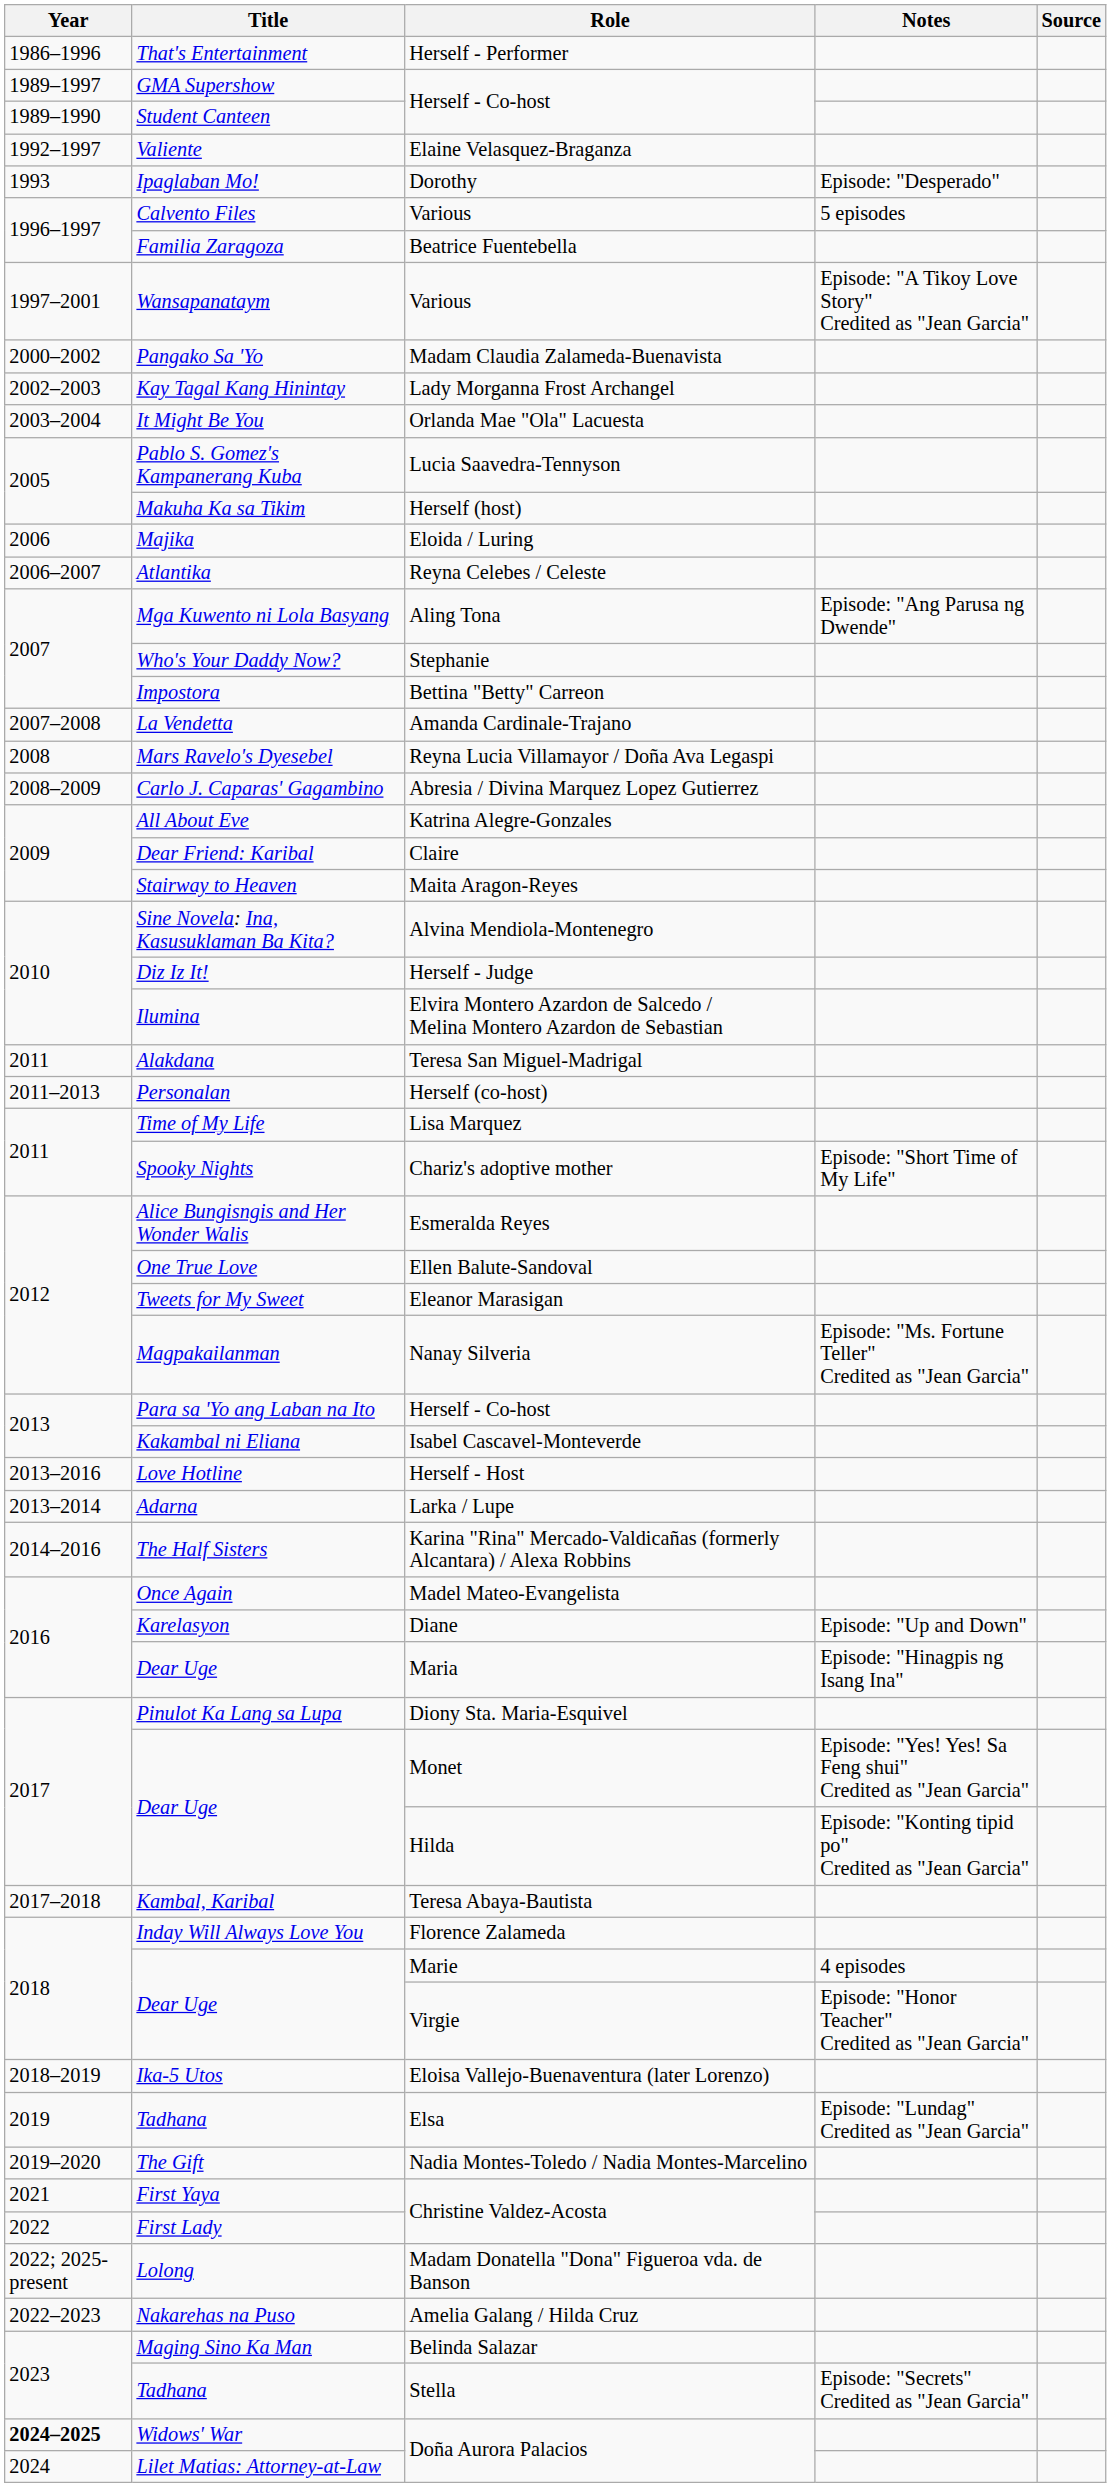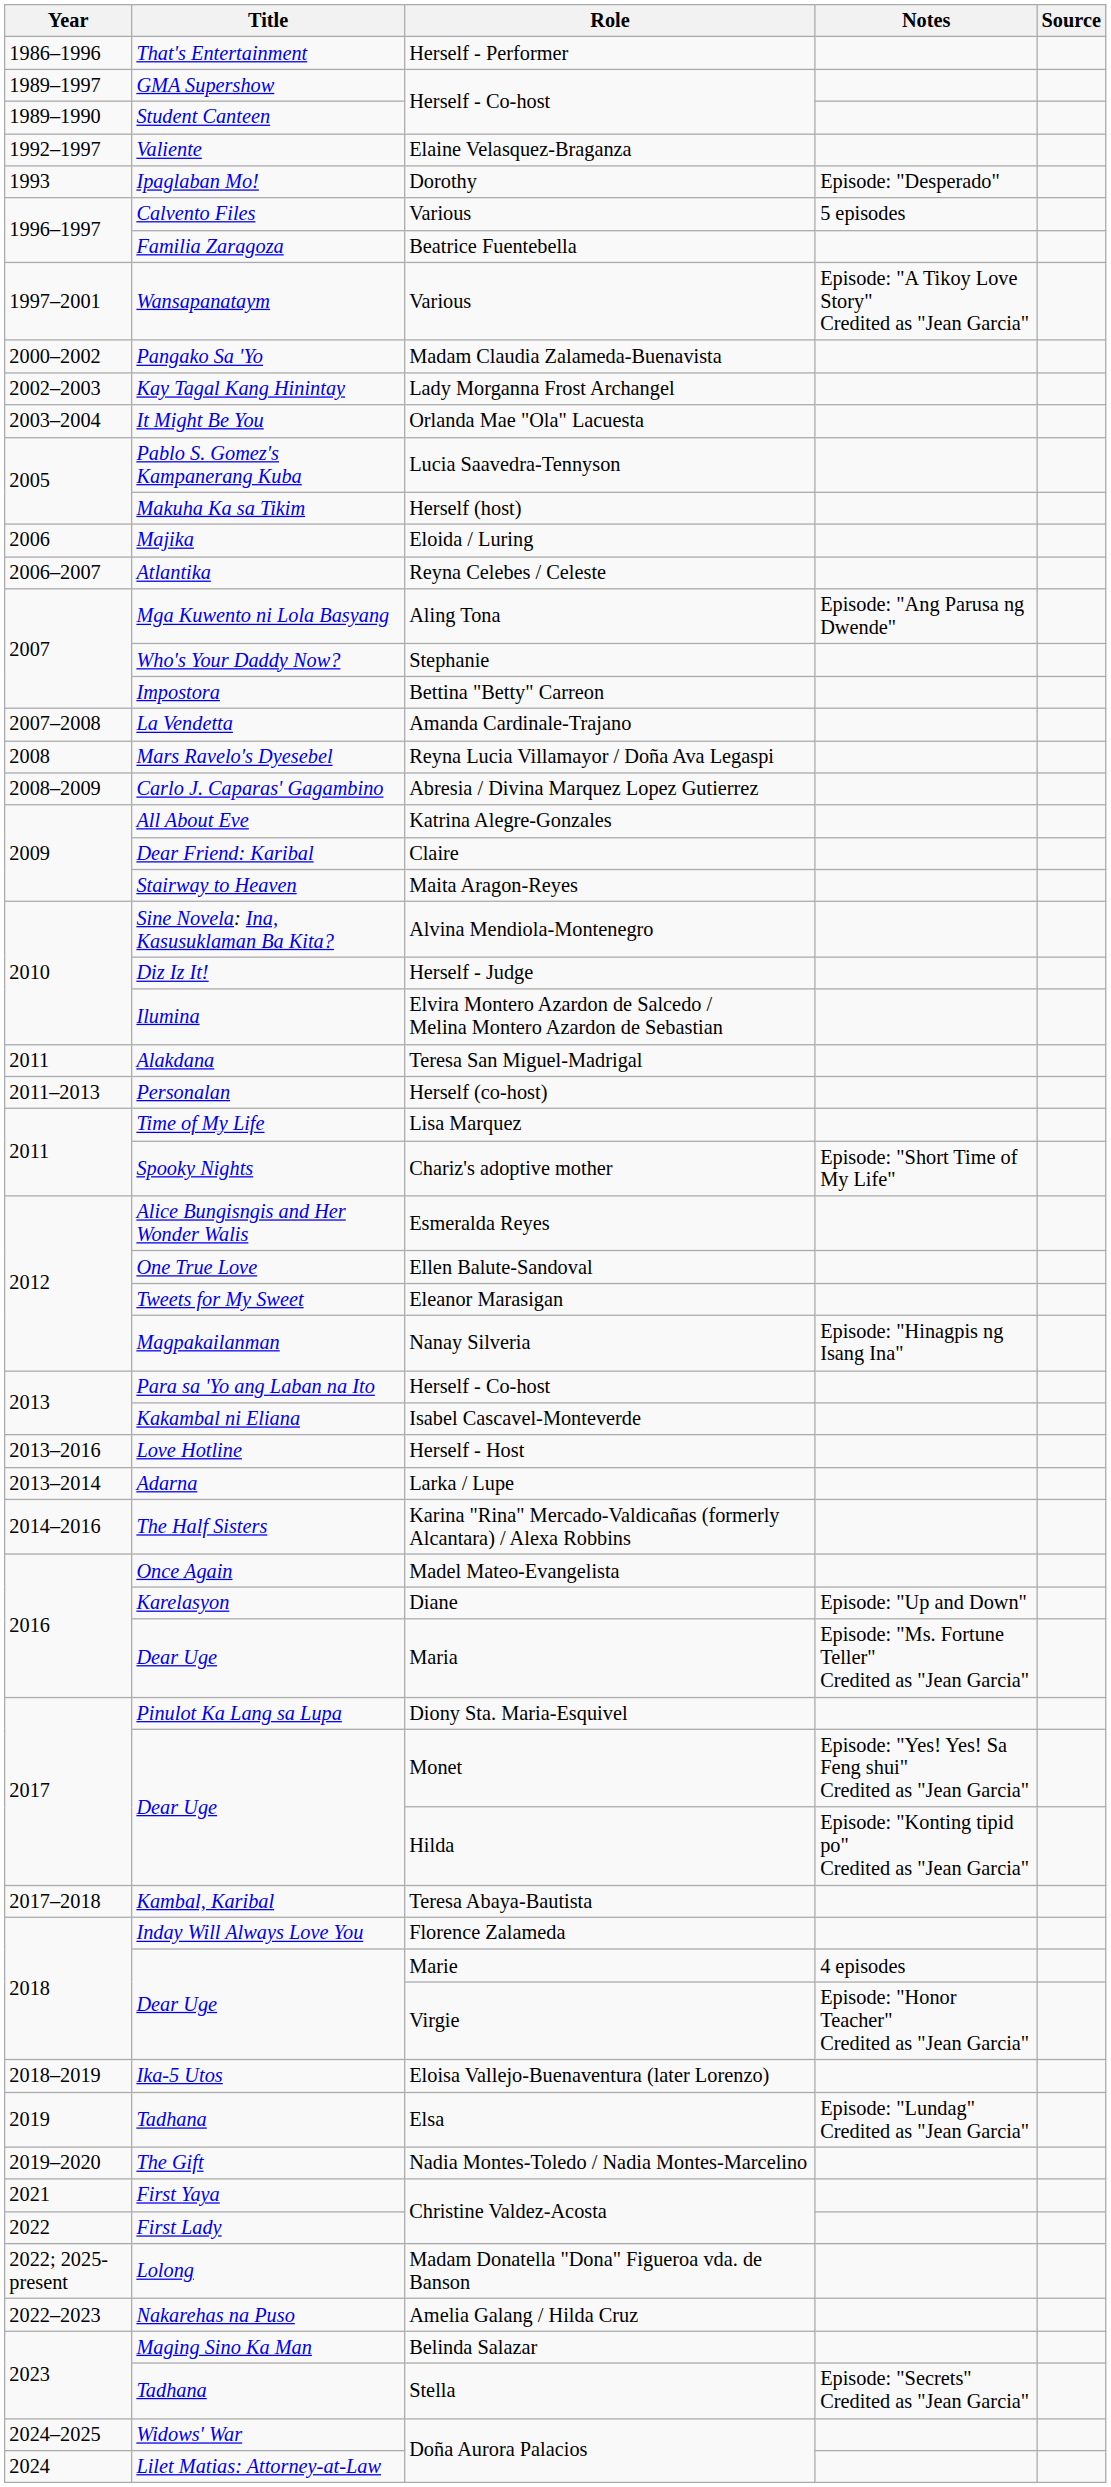(925, 1354) Episode: "Ms. Fortune Teller" Credited as "Jean Garcia" -> (912, 1342) Episode: "Hinagpis ng Isang Ina"
(912, 1669) Episode: "Hinagpis ng Isang Ina" -> (925, 1657) Episode: "Ms. Fortune Teller" Credited as "Jean Garcia"
(55, 2434) bold -> (55, 2434) normal
